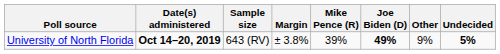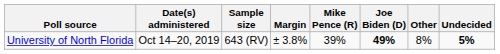(180, 41) bold -> (179, 41) normal
(425, 41) 9% -> (424, 41) 8%
